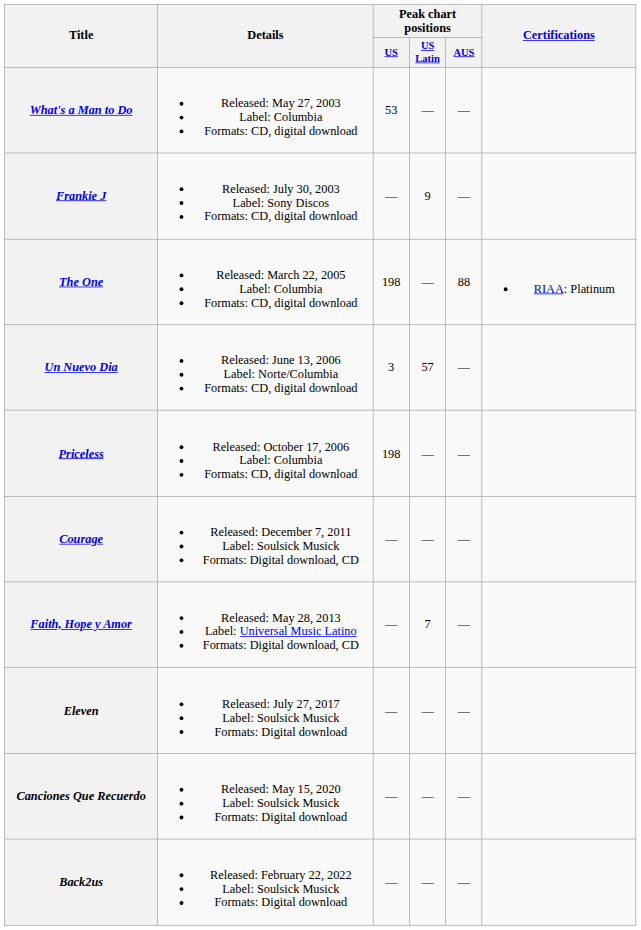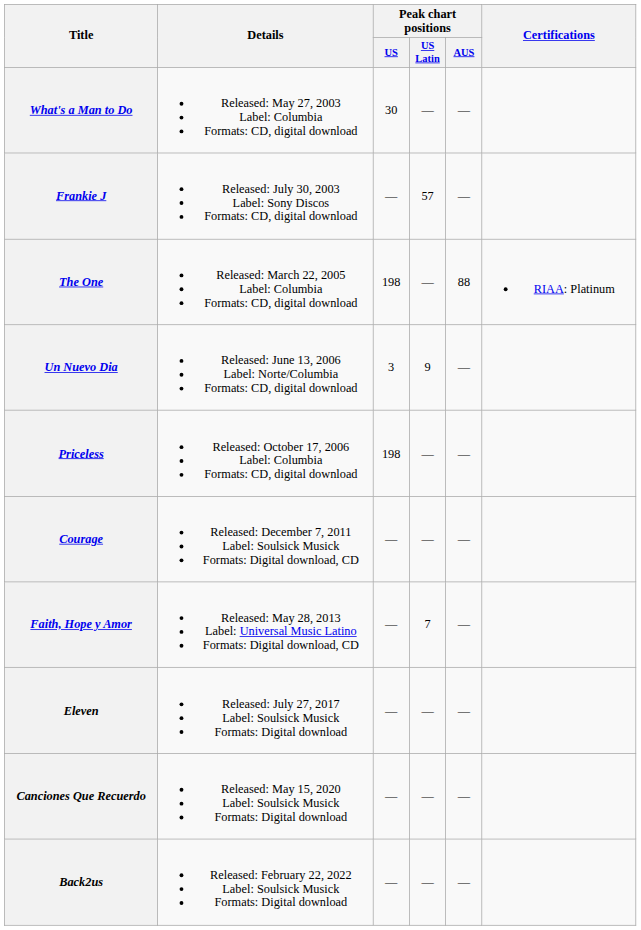(391, 110) 53 -> (391, 110) 30
(428, 196) 9 -> (428, 196) 57
(428, 367) 57 -> (428, 367) 9
